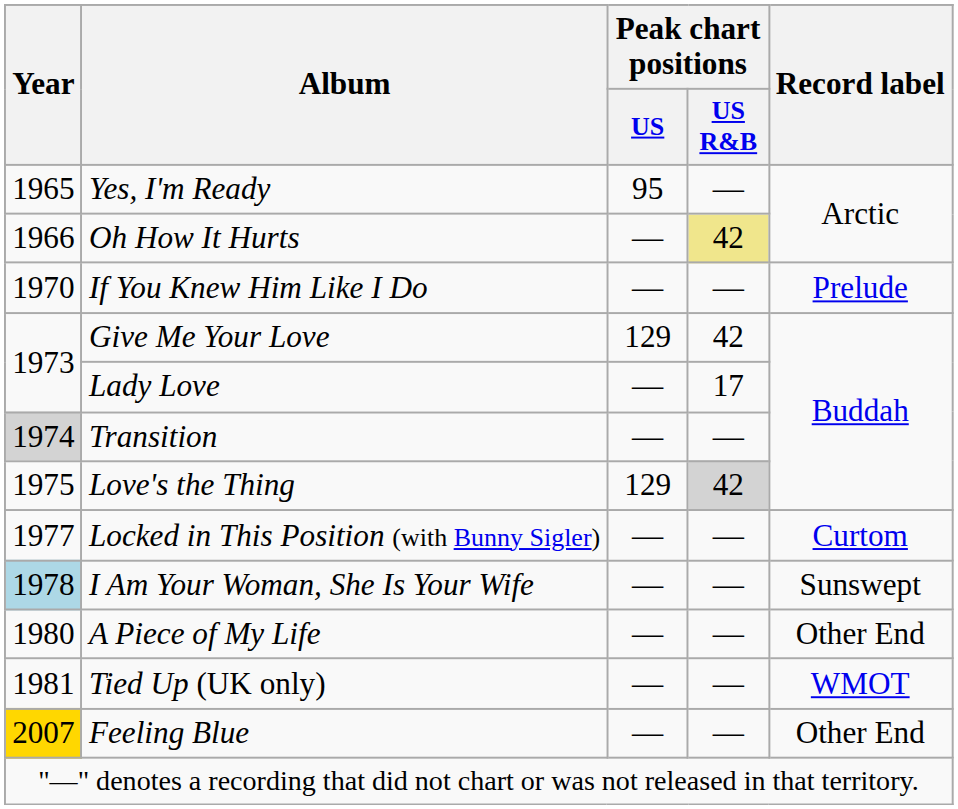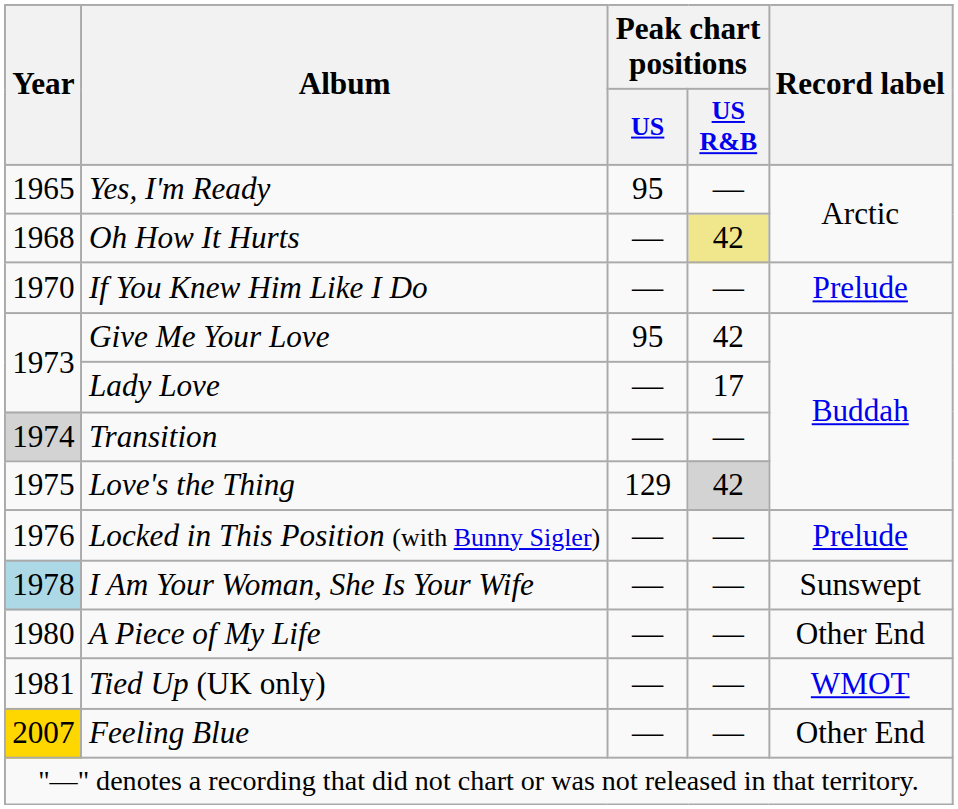(43, 238) 1966 -> (43, 238) 1968
(648, 336) 129 -> (648, 336) 95
(43, 534) 1977 -> (43, 534) 1976
(860, 534) Curtom -> (860, 534) Prelude
